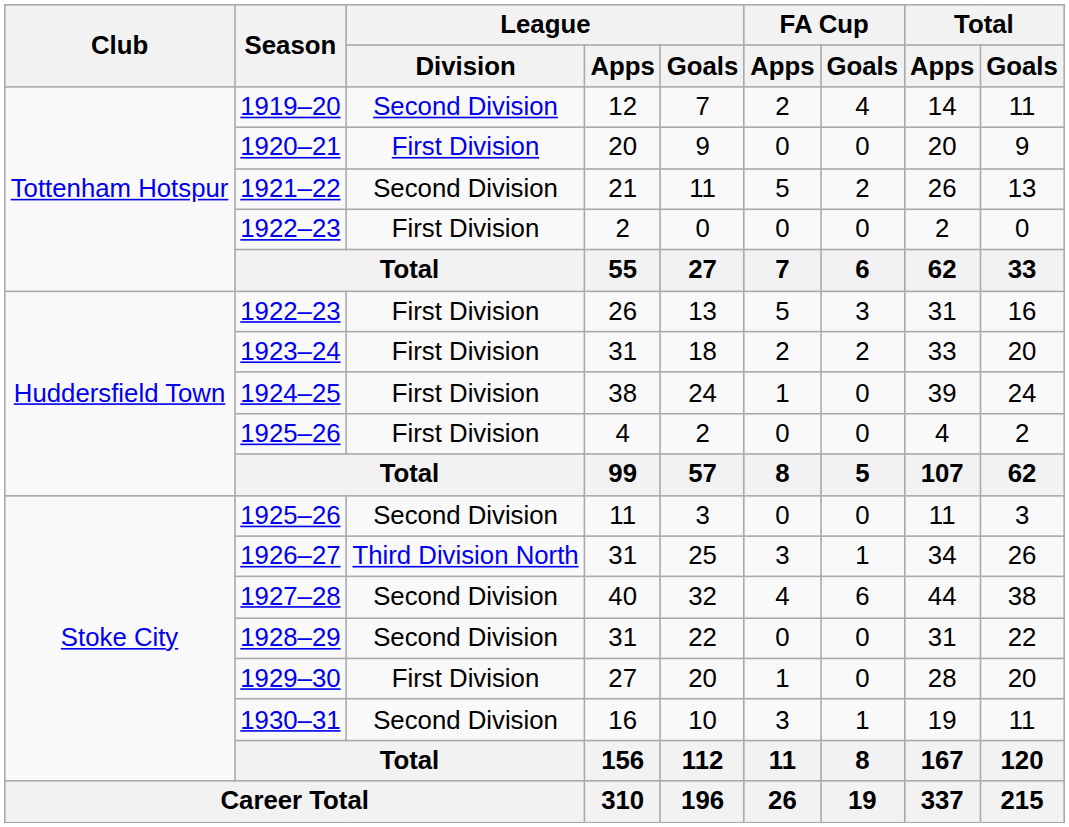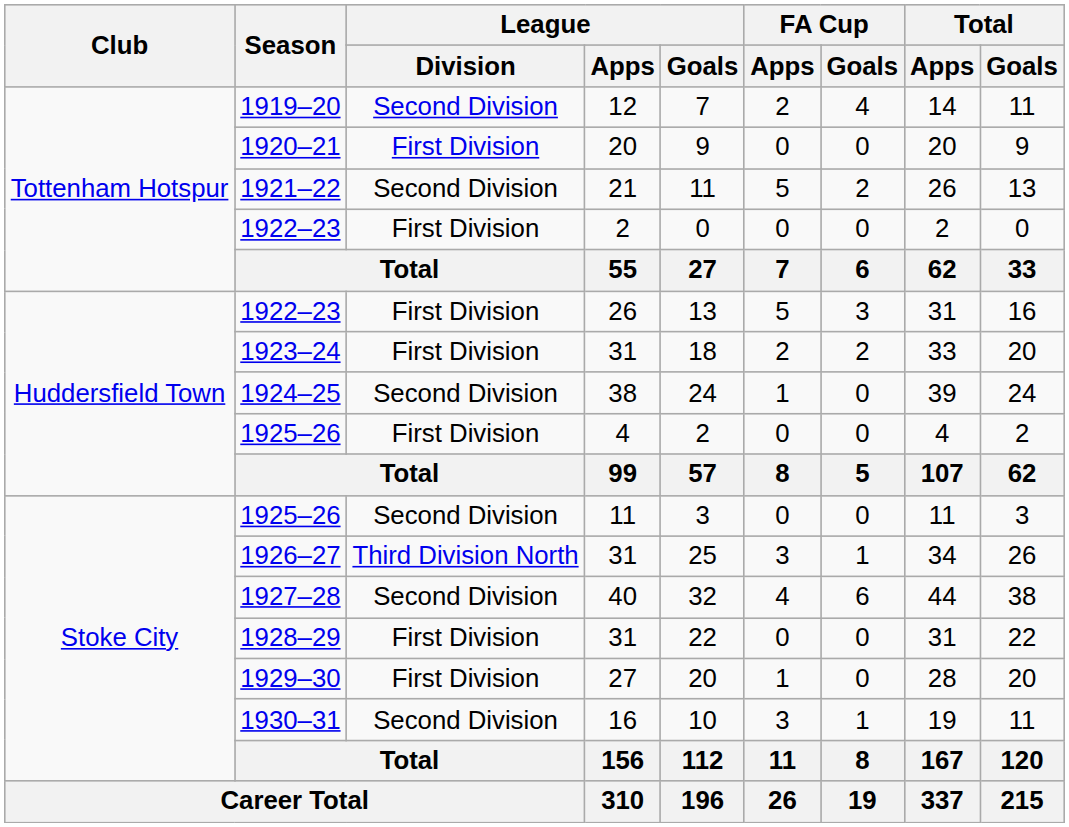(466, 392) First Division -> (466, 392) Second Division
(466, 637) Second Division -> (466, 637) First Division
